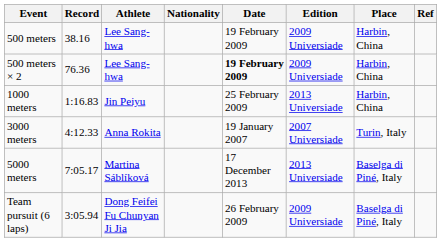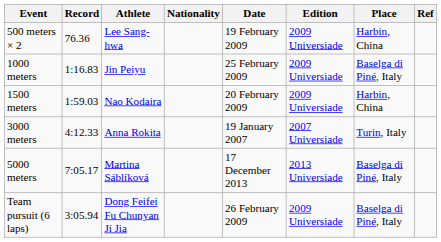- row: (31, 38)
(254, 70) bold -> (252, 38) normal
(316, 101) 2013 Universiade -> (316, 70) 2009 Universiade
(373, 101) Harbin, China -> (380, 70) Baselga di Piné, Italy
+ row: (22, 101)
